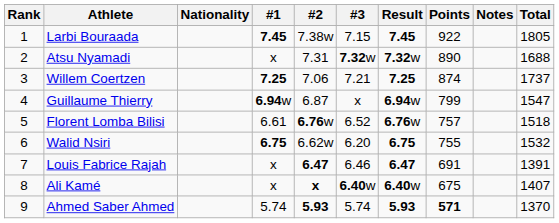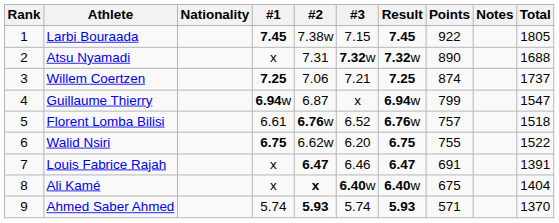(535, 143) 1532 -> (535, 143) 1522
(535, 185) 1407 -> (535, 185) 1404
(449, 206) bold -> (449, 206) normal
